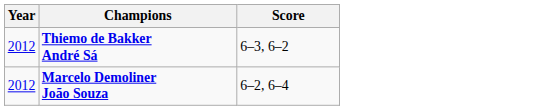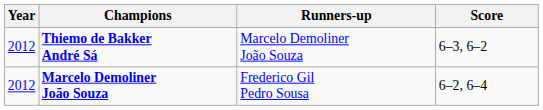+ column: (336, 16)
